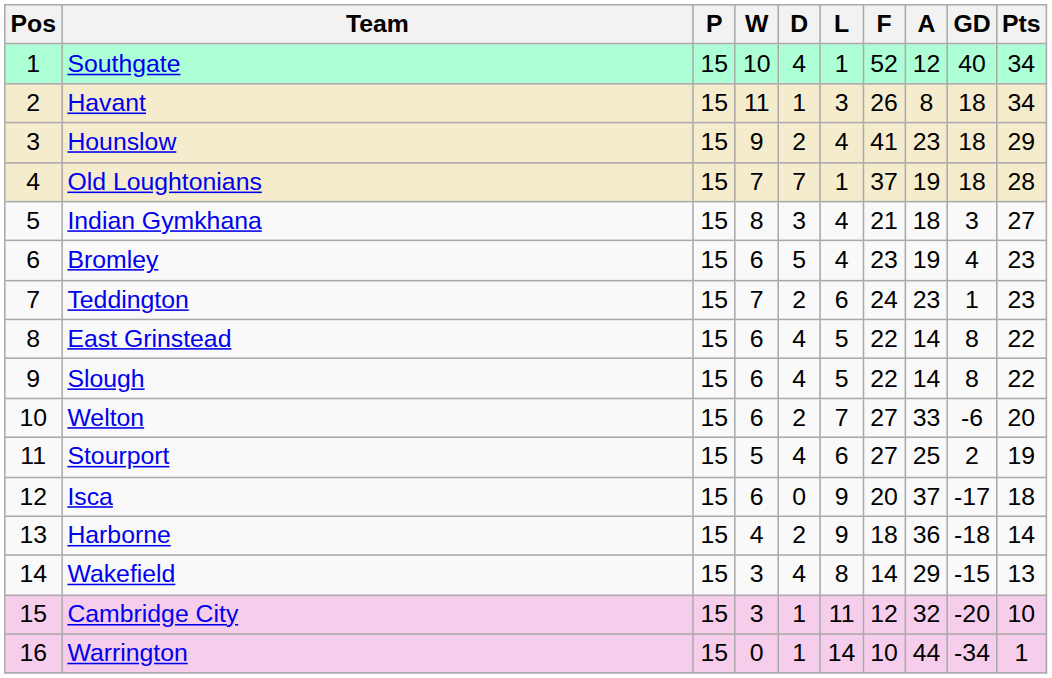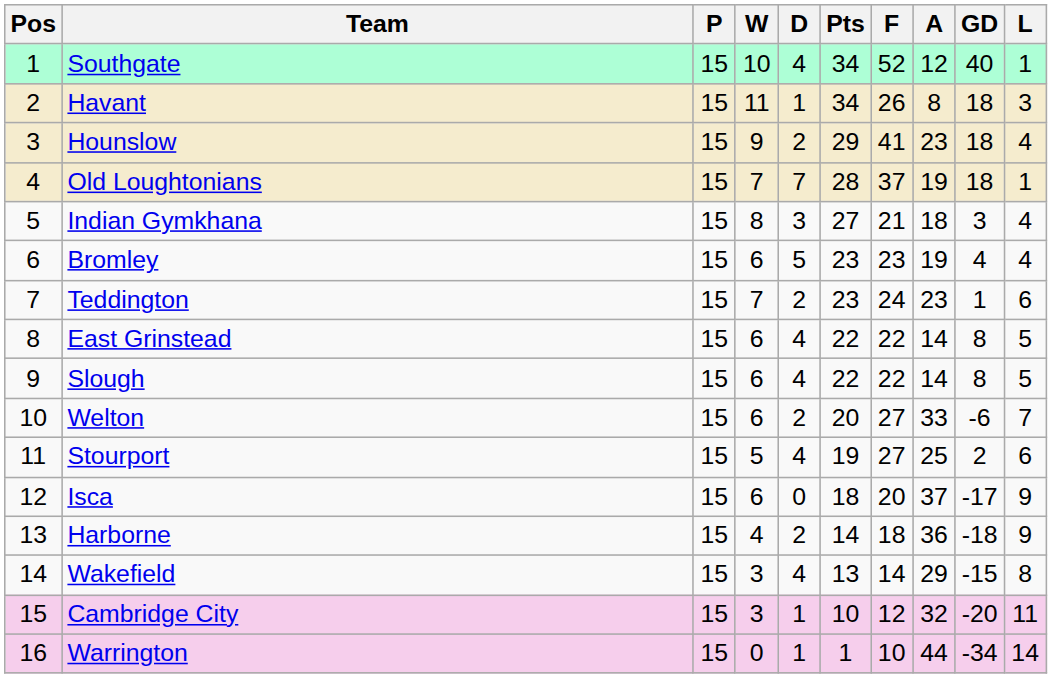columns swapped: (842, 24) <-> (1021, 24)
